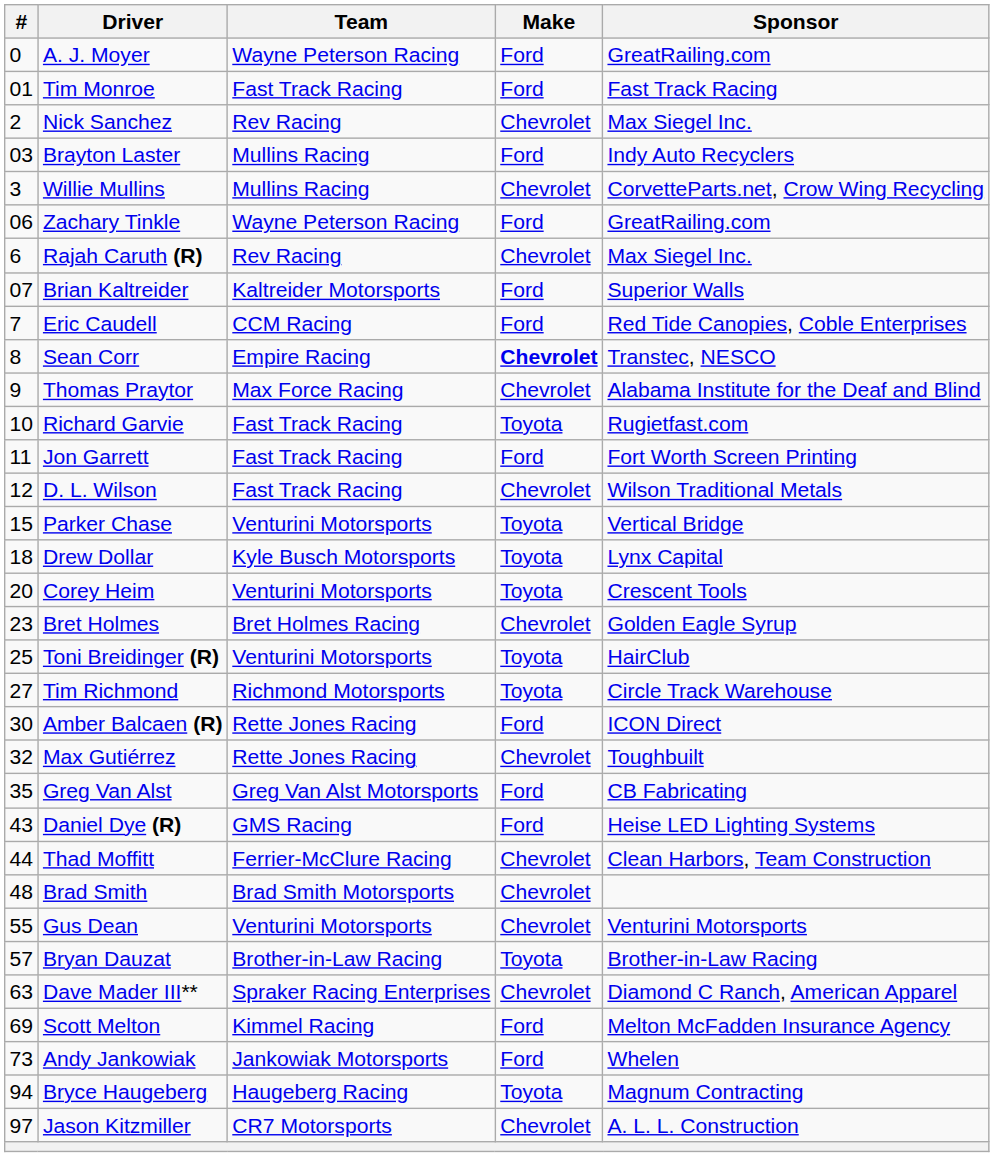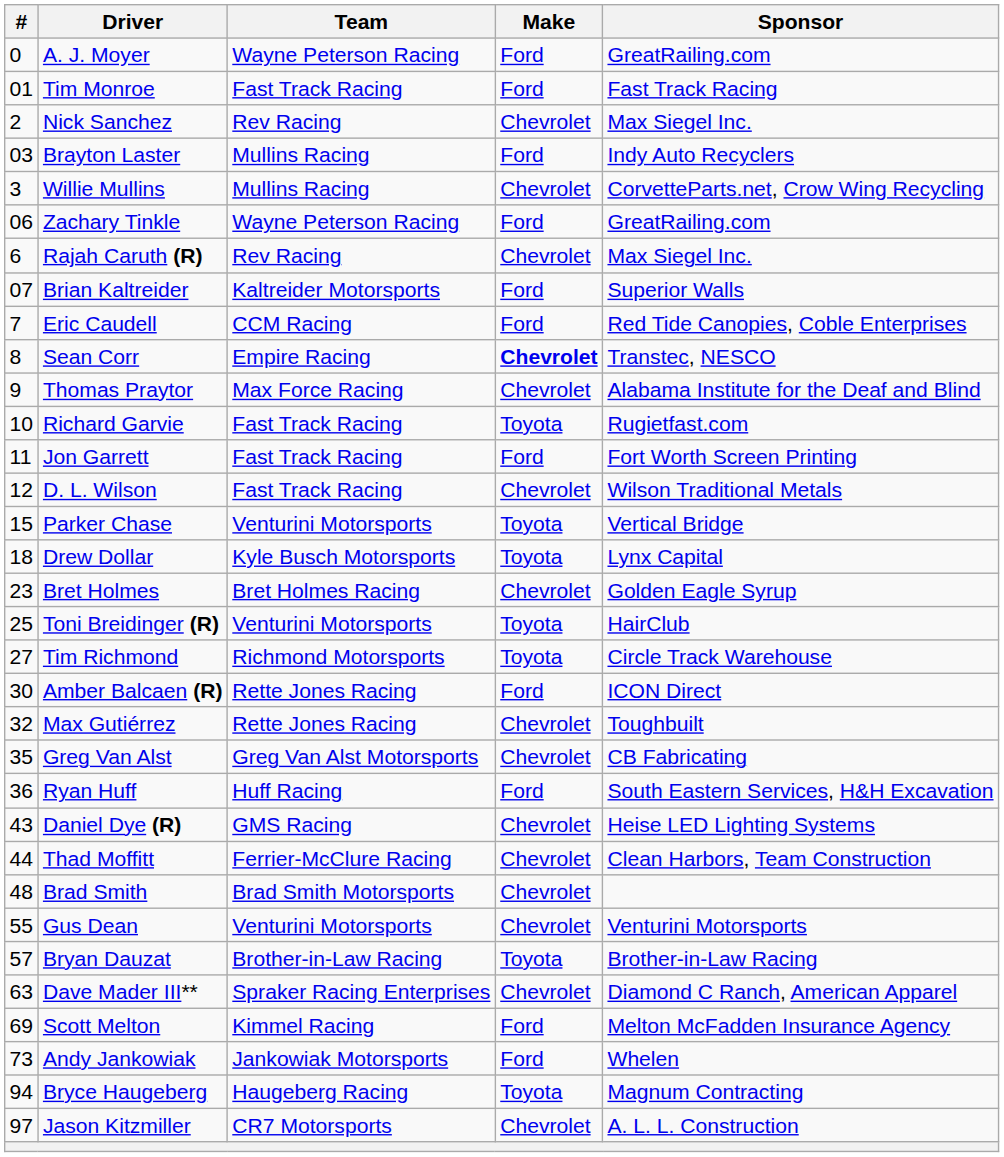- row: (99, 590)
(522, 791) Ford -> (545, 757) Chevrolet
+ row: (90, 791)
(522, 824) Ford -> (545, 824) Chevrolet
